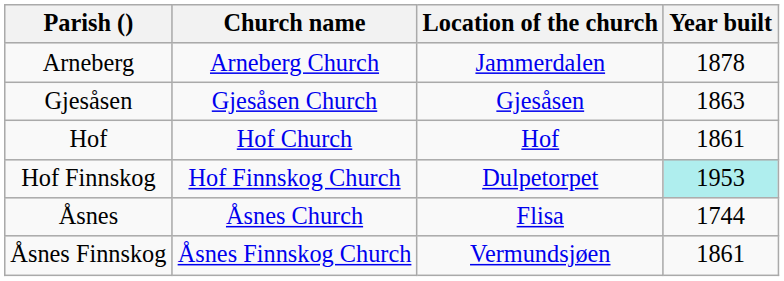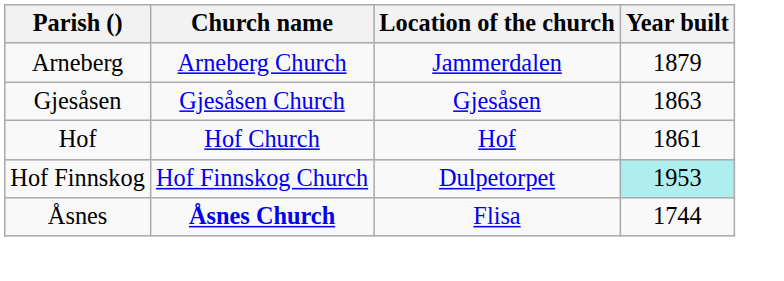(721, 62) 1878 -> (677, 62) 1879
(295, 216) normal -> (262, 216) bold
- row: (88, 255)
